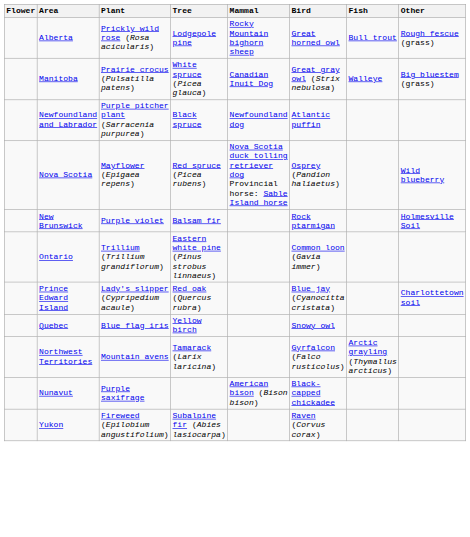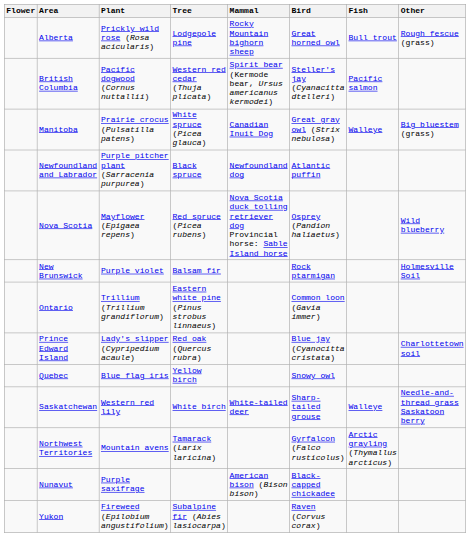+ row: (58, 84)
+ row: (68, 407)
